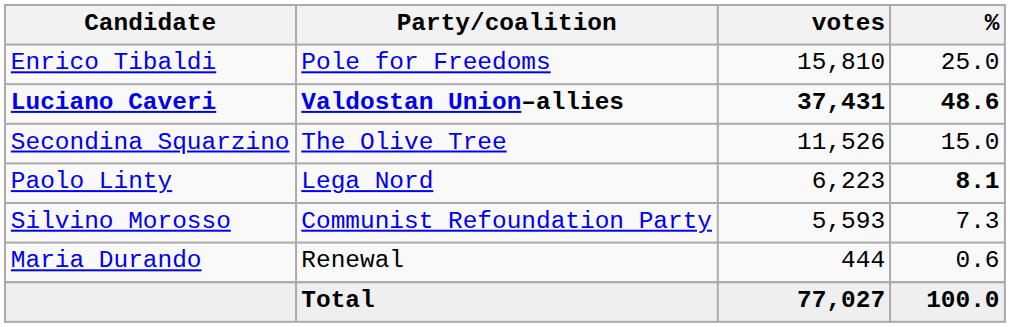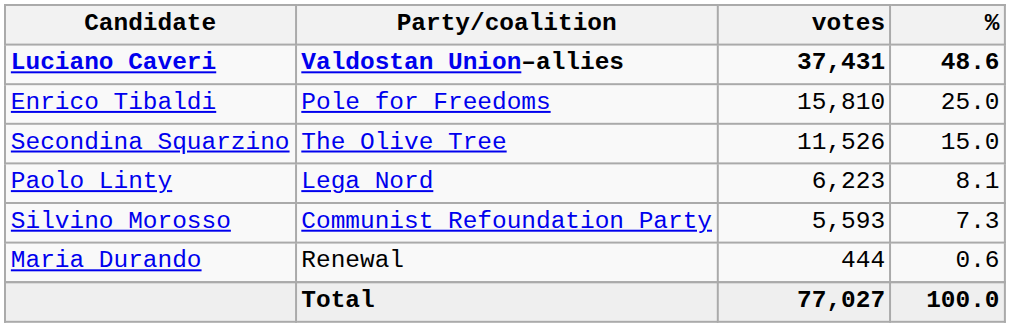rows swapped: (114, 104) <-> (114, 65)
(978, 183) bold -> (978, 183) normal
